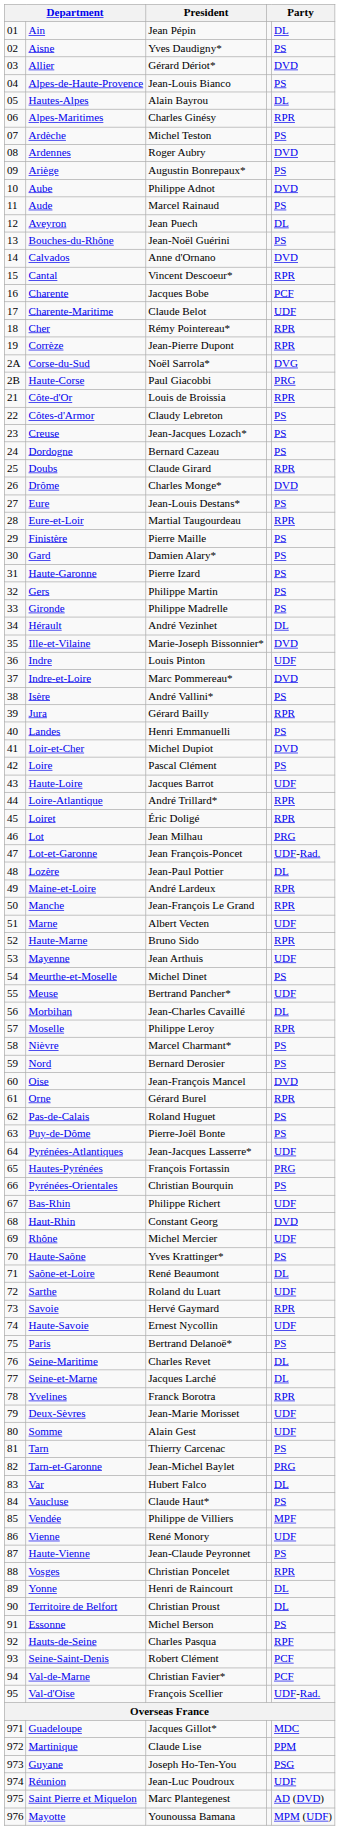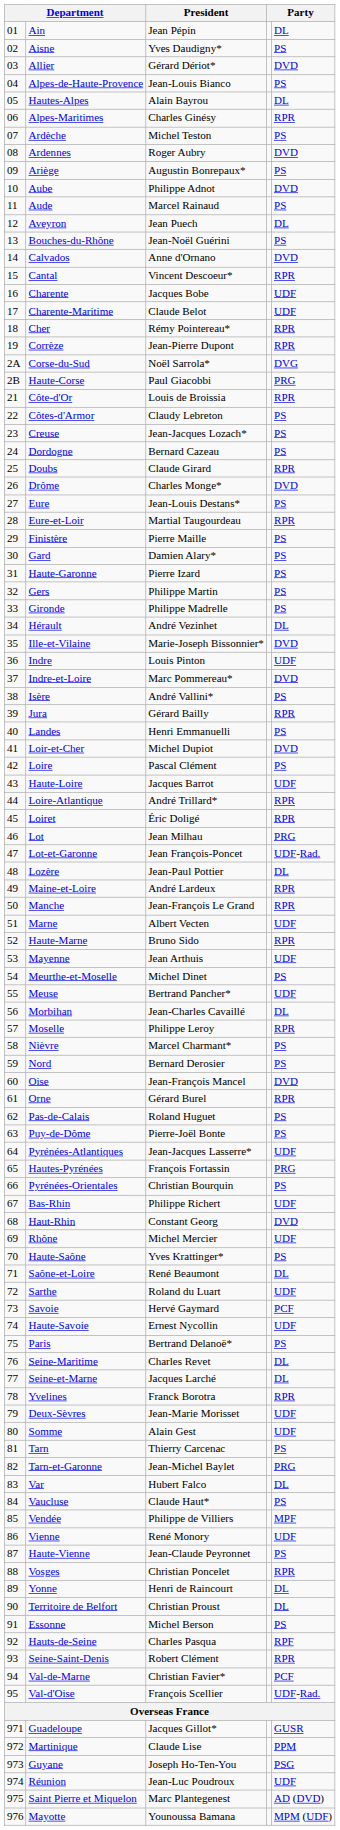(284, 293) PCF -> (285, 293) UDF
(284, 1308) RPR -> (284, 1308) PCF
(284, 1659) PCF -> (284, 1659) RPR
(287, 1729) MDC -> (289, 1729) GUSR
